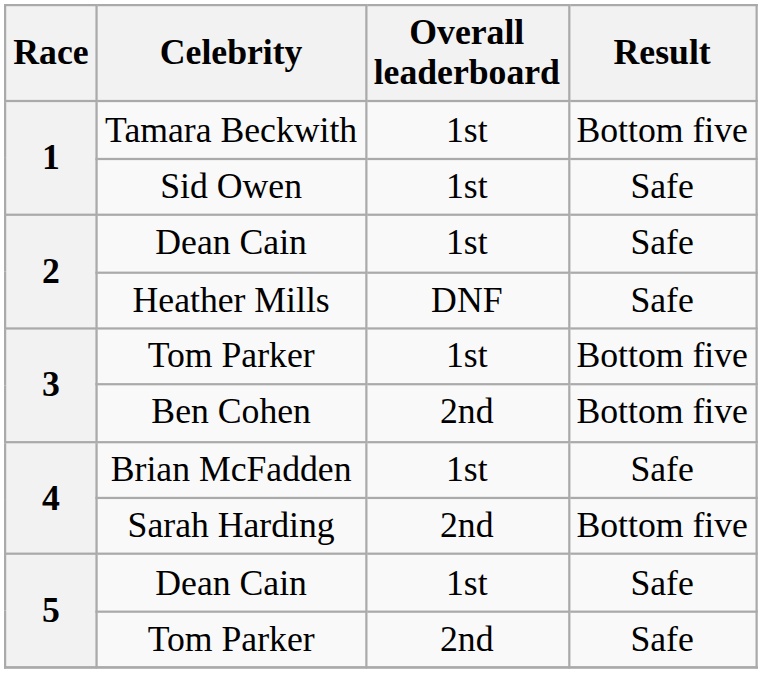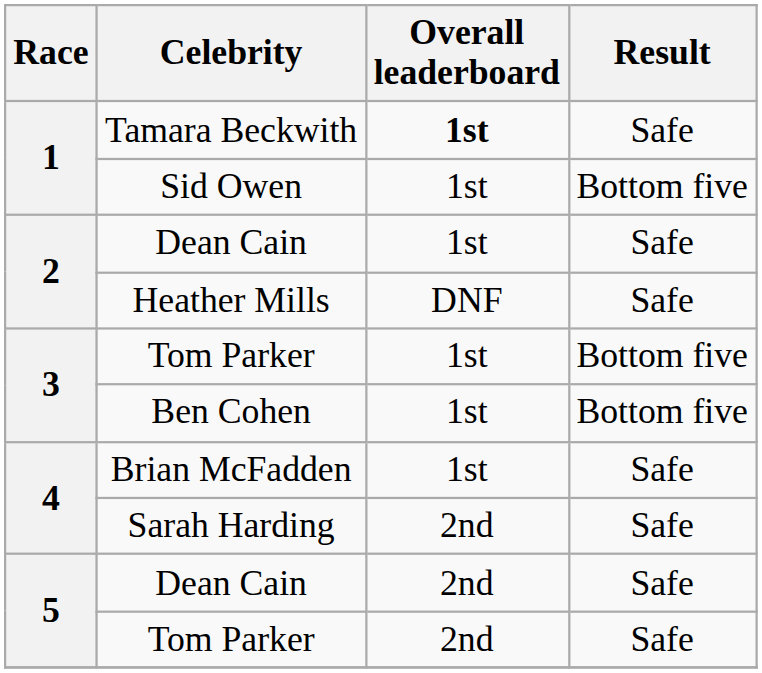(467, 129) normal -> (467, 129) bold
(662, 129) Bottom five -> (662, 129) Safe
(662, 186) Safe -> (662, 186) Bottom five
(467, 412) 2nd -> (467, 412) 1st
(662, 525) Bottom five -> (662, 525) Safe
(467, 582) 1st -> (467, 582) 2nd
